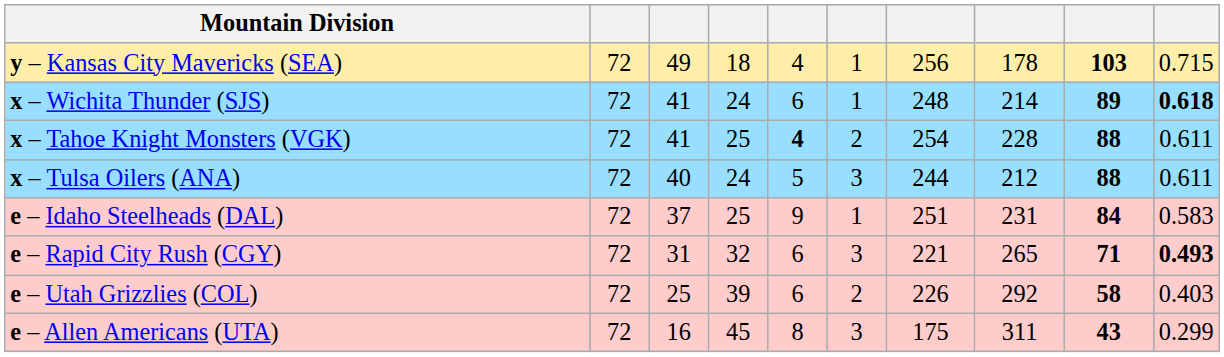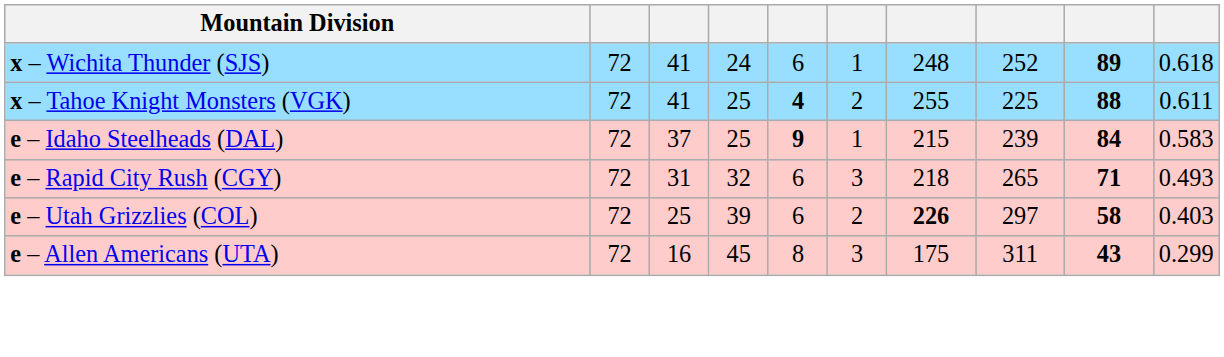- row: (176, 62)
(1020, 100) 214 -> (1020, 62) 252
(1186, 100) bold -> (1186, 62) normal
(931, 139) 254 -> (931, 100) 255
(1020, 139) 228 -> (1020, 100) 225
- row: (125, 178)
(798, 216) normal -> (798, 139) bold
(931, 216) 251 -> (931, 139) 215
(1020, 216) 231 -> (1020, 139) 239
(931, 255) 221 -> (931, 178) 218
(1186, 255) bold -> (1186, 178) normal
(931, 293) normal -> (931, 216) bold
(1020, 293) 292 -> (1020, 216) 297
